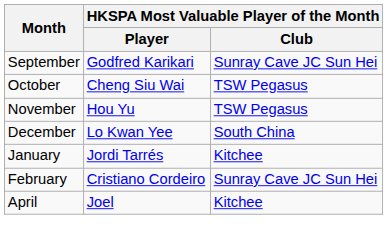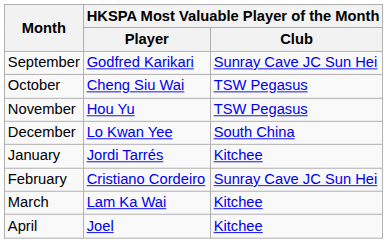+ row: (28, 202)
